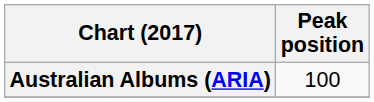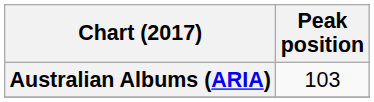(322, 79) 100 -> (322, 79) 103
